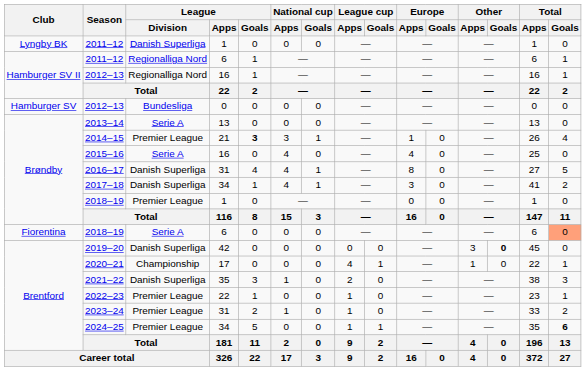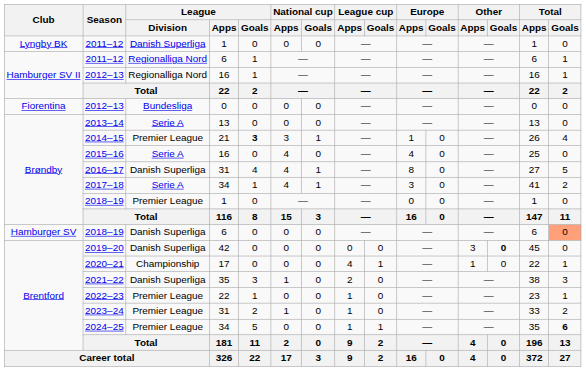(44, 106) Hamburger SV -> (44, 106) Fiorentina
(168, 185) Danish Superliga -> (168, 185) Serie A
(44, 232) Fiorentina -> (44, 232) Hamburger SV
(168, 232) Serie A -> (168, 232) Danish Superliga
